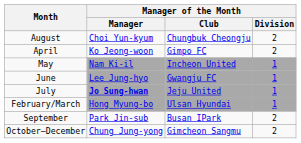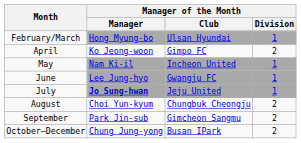rows swapped: (46, 104) <-> (46, 38)
(194, 118) Busan IPark -> (204, 118) Gimcheon Sangmu
(204, 131) Gimcheon Sangmu -> (194, 131) Busan IPark
